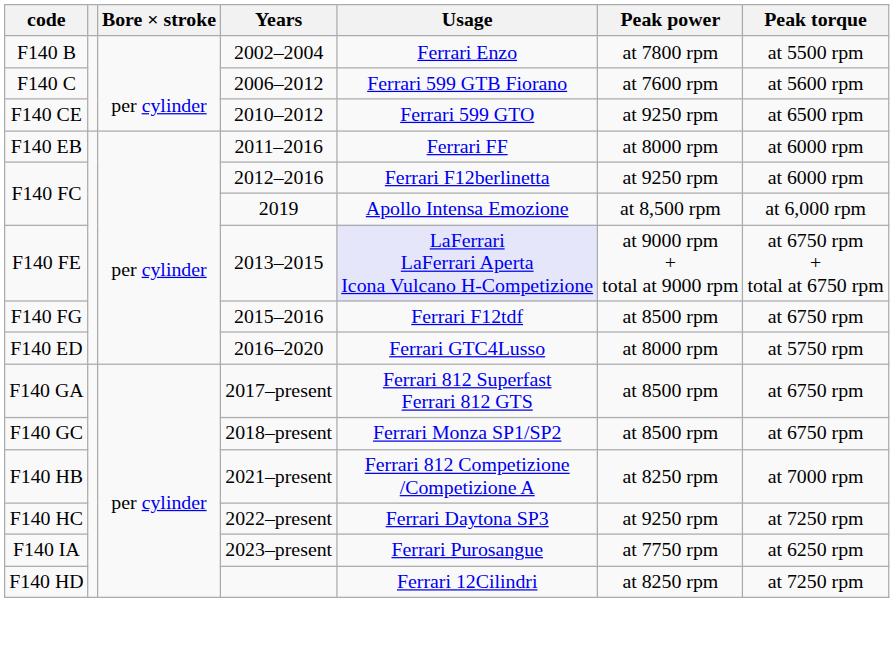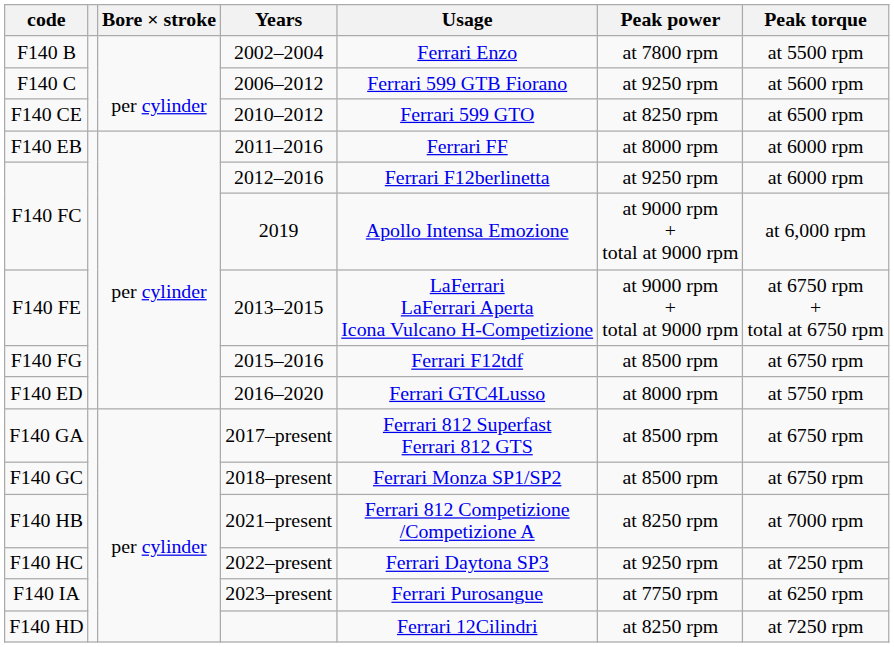(670, 83) at 7600 rpm -> (670, 83) at 9250 rpm
(670, 114) at 9250 rpm -> (670, 114) at 8250 rpm
(670, 209) at 8,500 rpm -> (670, 231) at 9000 rpm + total at 9000 rpm
(467, 262) lavender background -> (467, 307) no background
